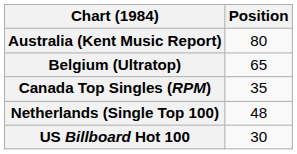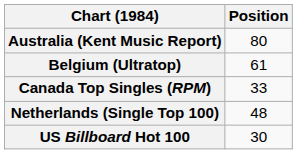(259, 64) 65 -> (259, 64) 61
(259, 88) 35 -> (259, 88) 33
